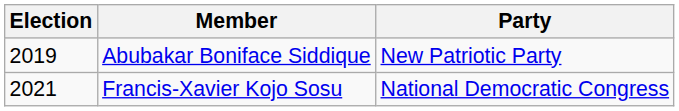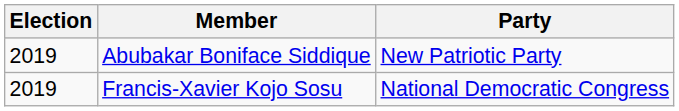(33, 88) 2021 -> (33, 88) 2019
